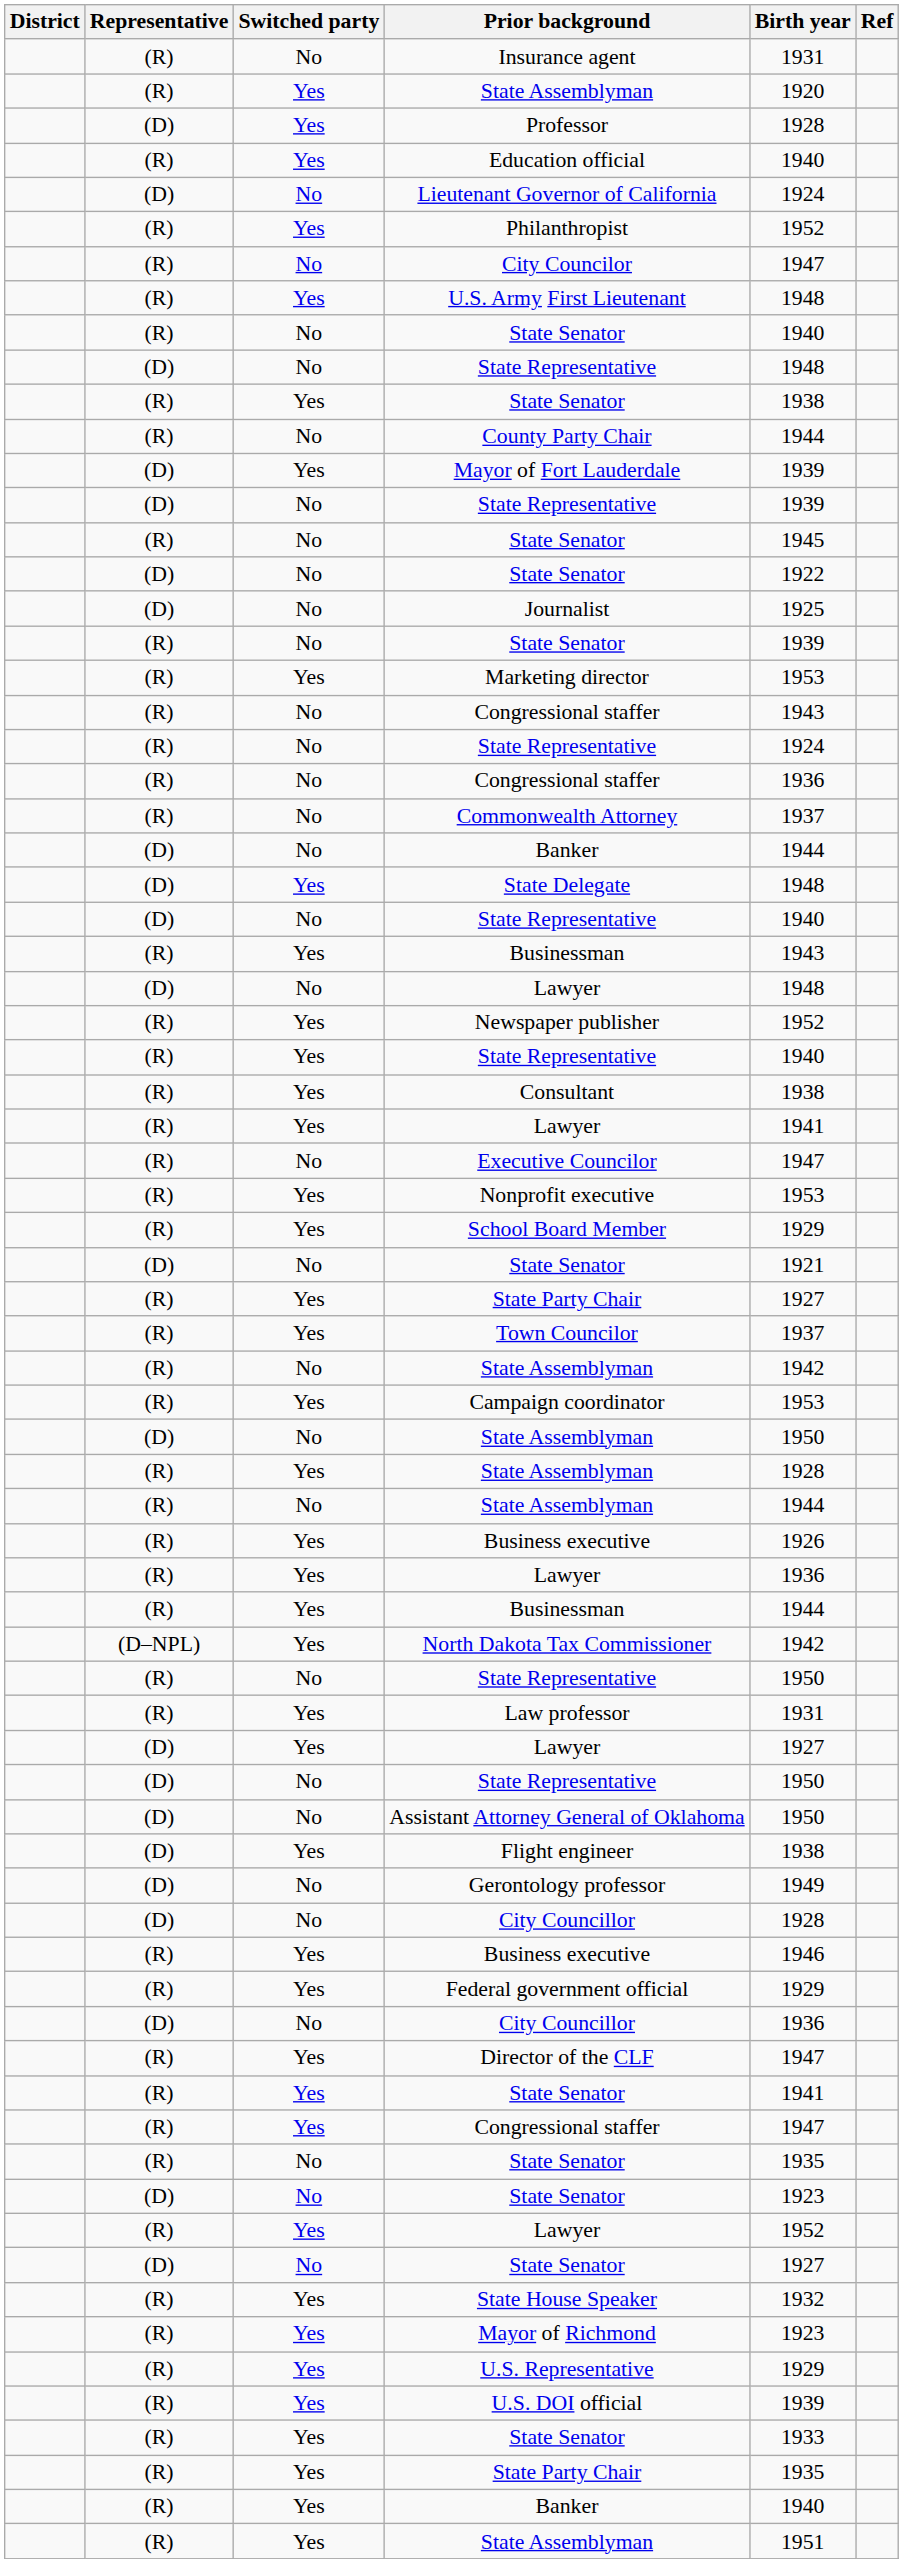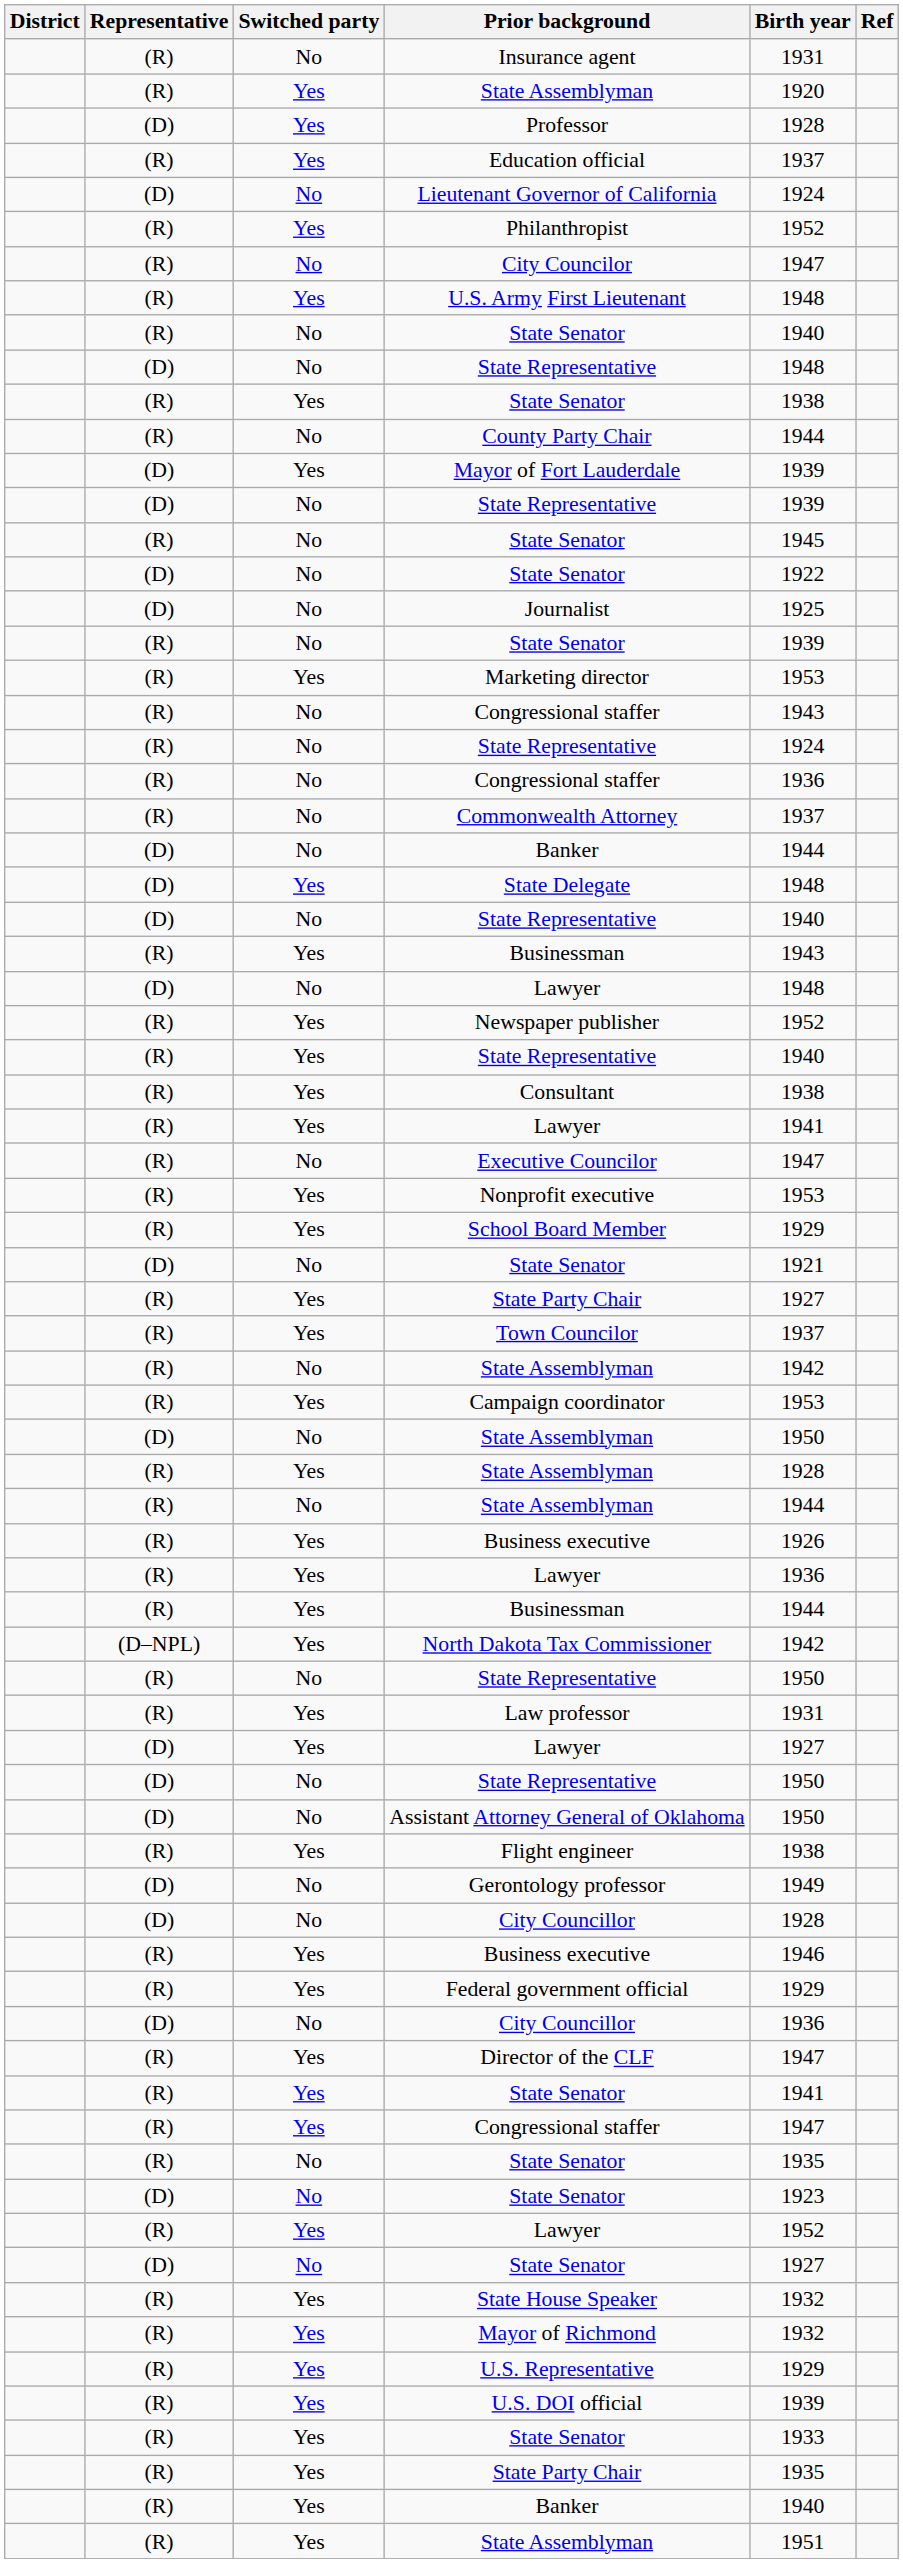(803, 159) 1940 -> (803, 159) 1937
(159, 1850) (D) -> (159, 1850) (R)
(803, 2333) 1923 -> (803, 2333) 1932
